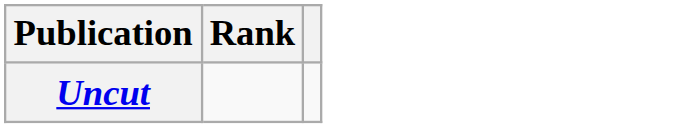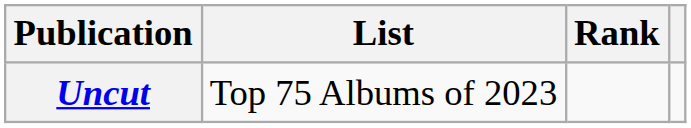+ column: (383, 33)
